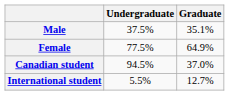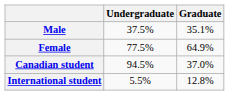(200, 81) 12.7% -> (200, 81) 12.8%
